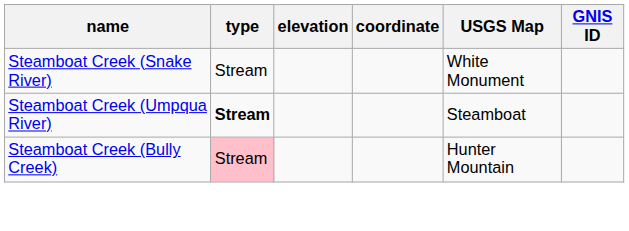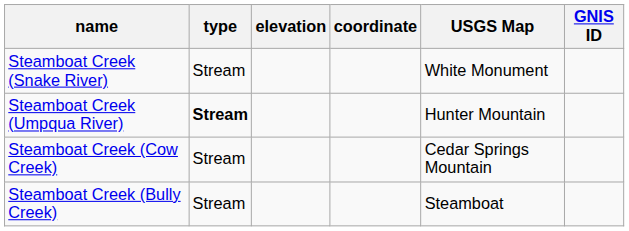(486, 115) Steamboat -> (485, 115) Hunter Mountain
+ row: (93, 159)
(241, 159) pink background -> (219, 203) no background
(480, 159) Hunter Mountain -> (464, 203) Steamboat
